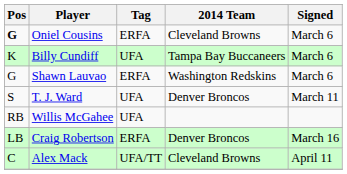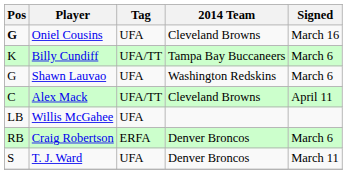(135, 35) ERFA -> (132, 35) UFA
(312, 35) March 6 -> (315, 35) March 16
(132, 56) UFA -> (141, 56) UFA/TT
(135, 76) ERFA -> (132, 76) UFA
rows swapped: (60, 158) <-> (57, 97)
(16, 117) RB -> (15, 117) LB
(15, 138) LB -> (16, 138) RB
(315, 138) March 16 -> (312, 138) March 6
